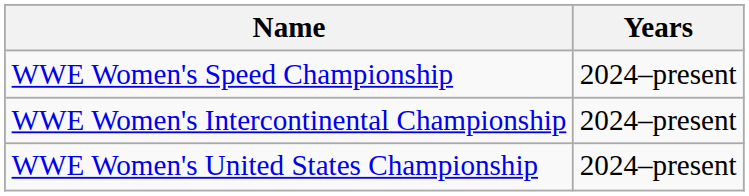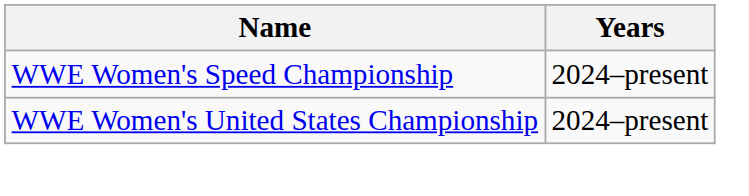- row: (289, 119)
